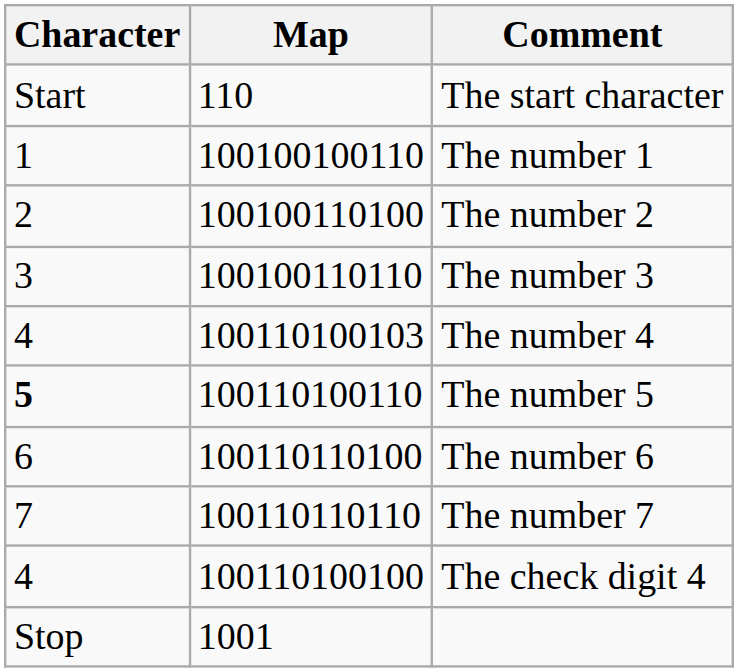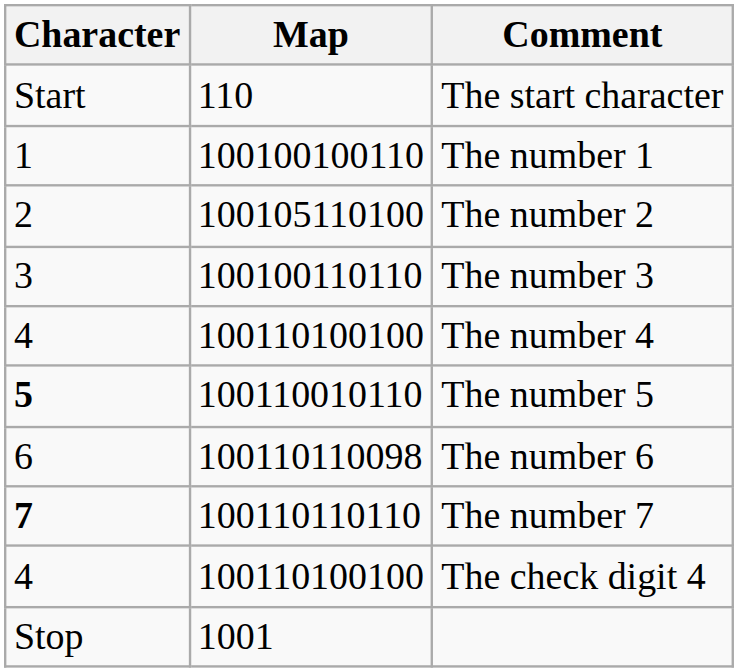(311, 214) 100100110100 -> (311, 214) 100105110100
(311, 335) 100110100103 -> (311, 335) 100110100100
(310, 395) 100110100110 -> (310, 395) 100110010110
(310, 455) 100110110100 -> (310, 455) 100110110098
(23, 515) normal -> (23, 515) bold
